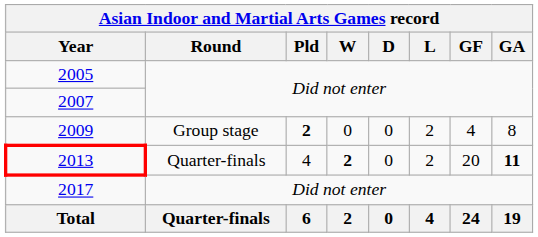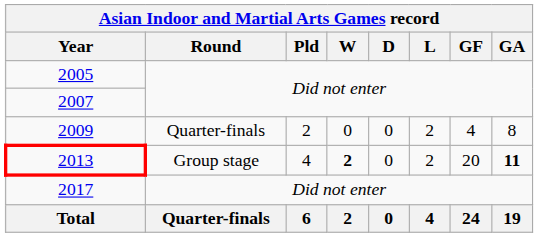(216, 130) Group stage -> (216, 130) Quarter-finals
(306, 130) bold -> (306, 130) normal
(216, 160) Quarter-finals -> (216, 160) Group stage
